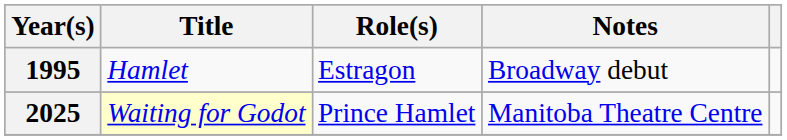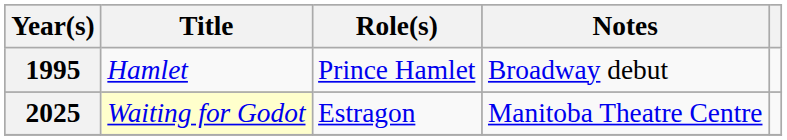(367, 69) Estragon -> (397, 69) Prince Hamlet
(397, 112) Prince Hamlet -> (367, 112) Estragon
